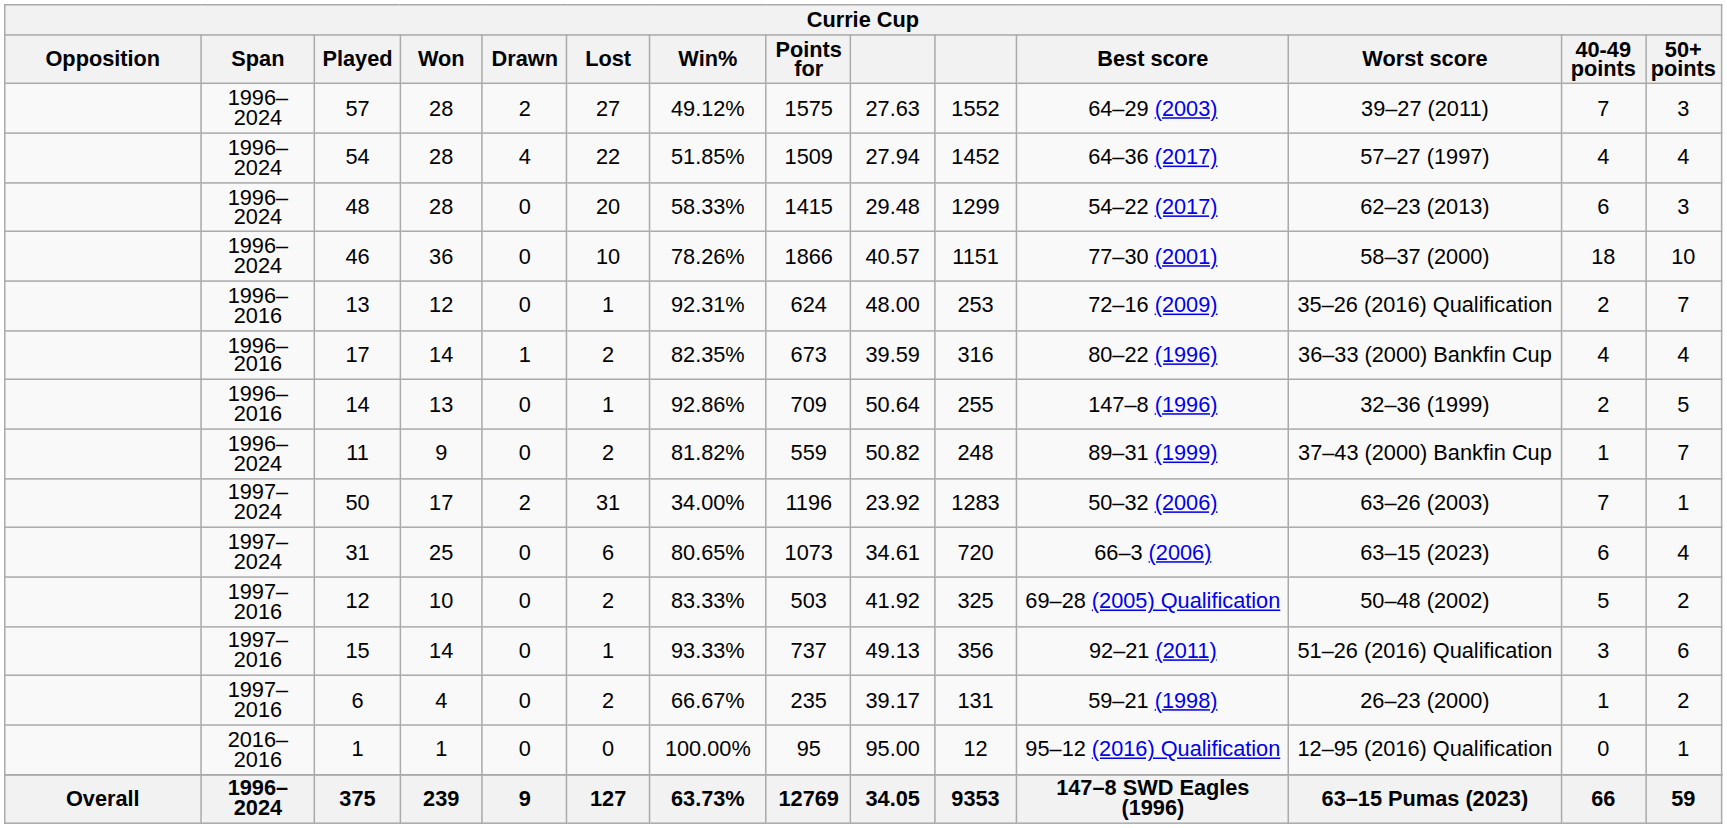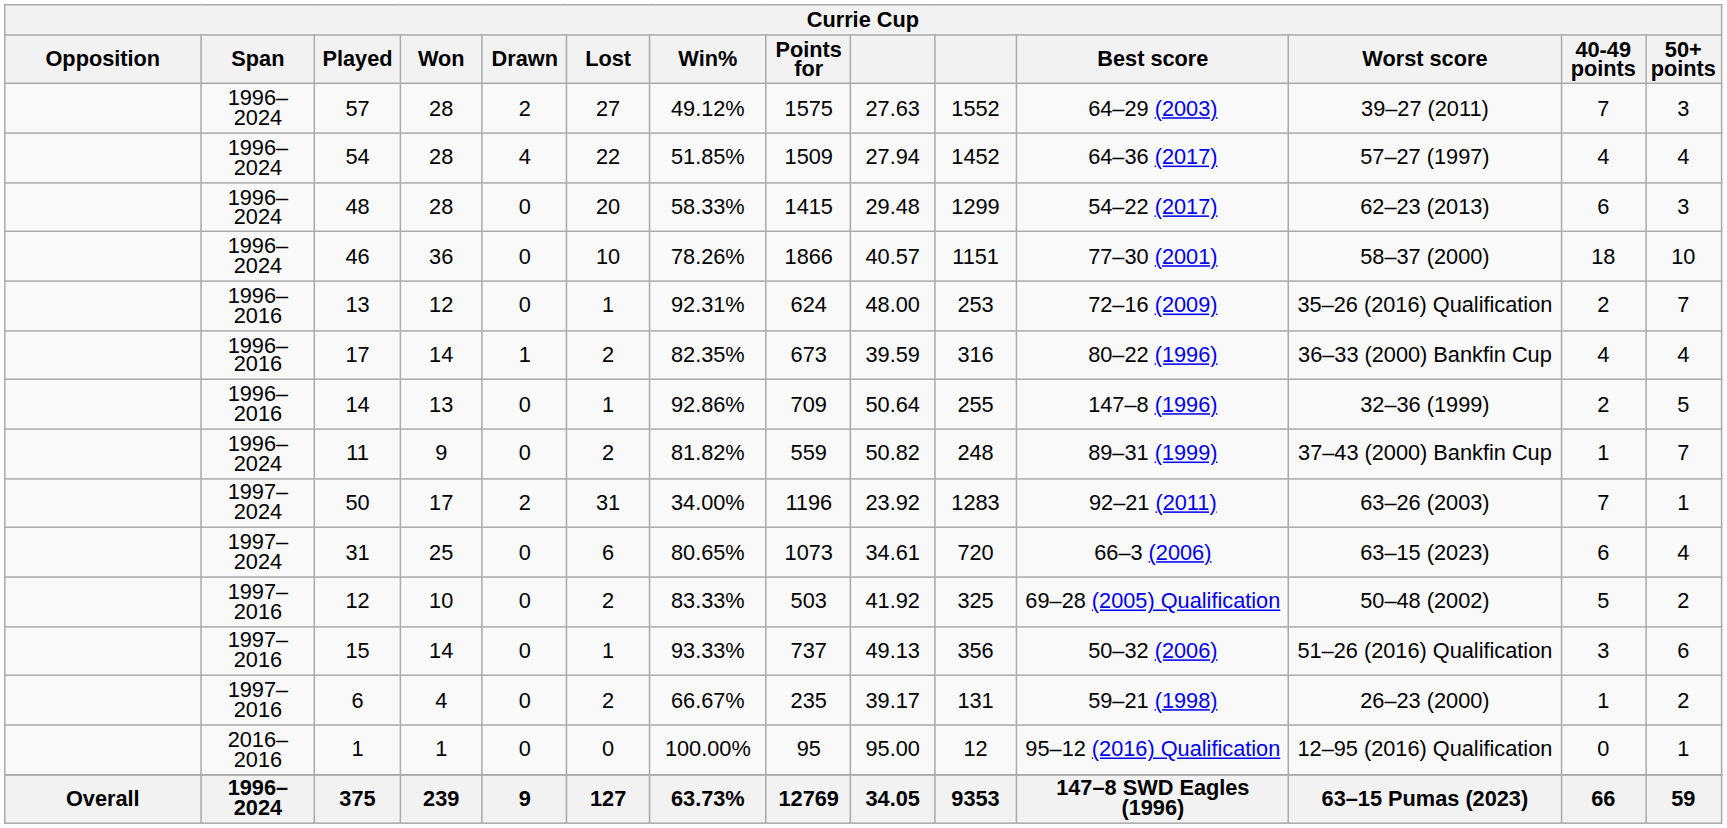(1153, 503) 50–32 (2006) -> (1153, 503) 92–21 (2011)
(1153, 651) 92–21 (2011) -> (1153, 651) 50–32 (2006)
